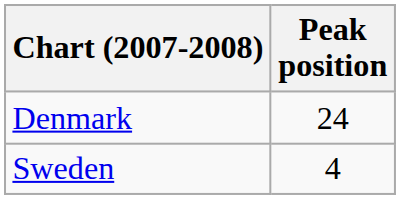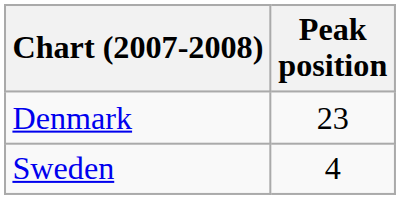(333, 117) 24 -> (333, 117) 23
